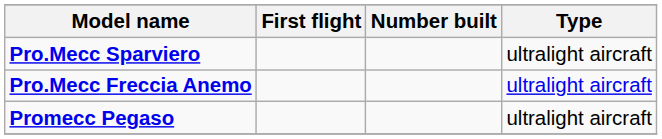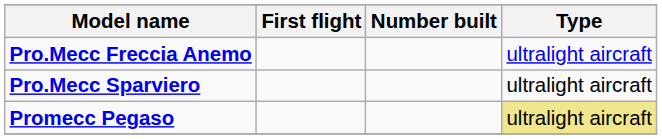rows swapped: (131, 86) <-> (105, 54)
(579, 118) no background -> (579, 118) khaki background
